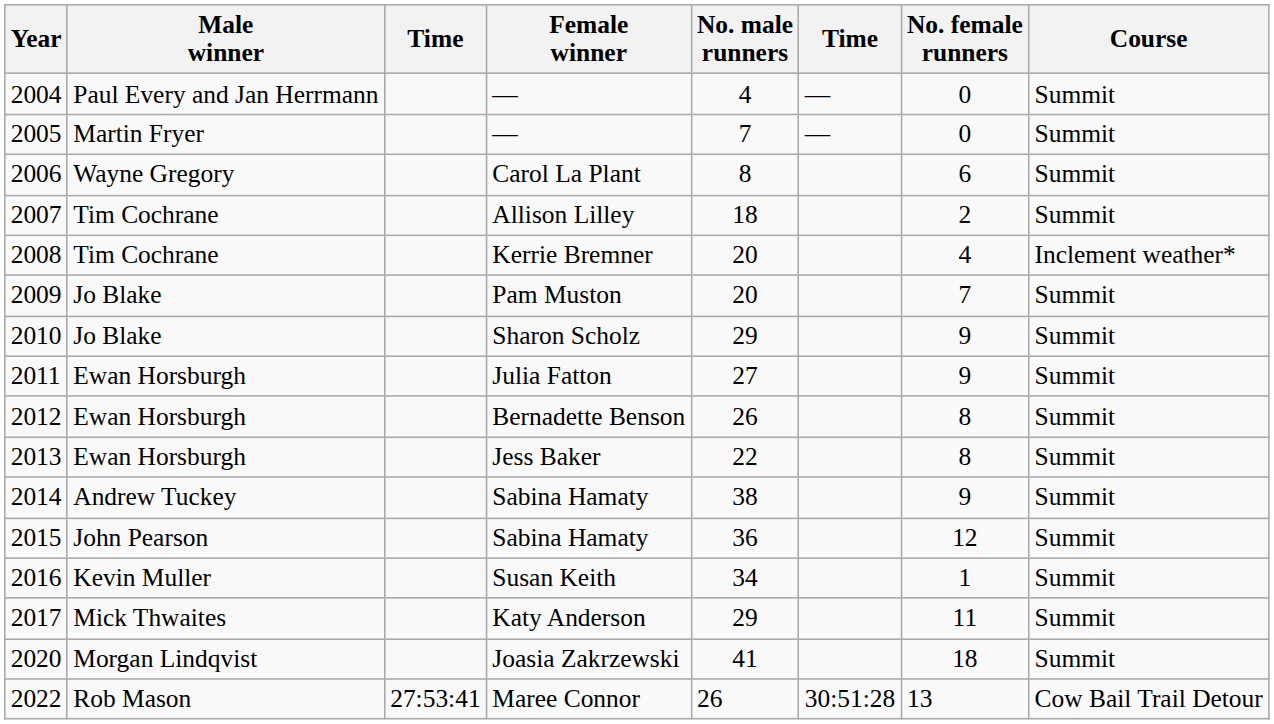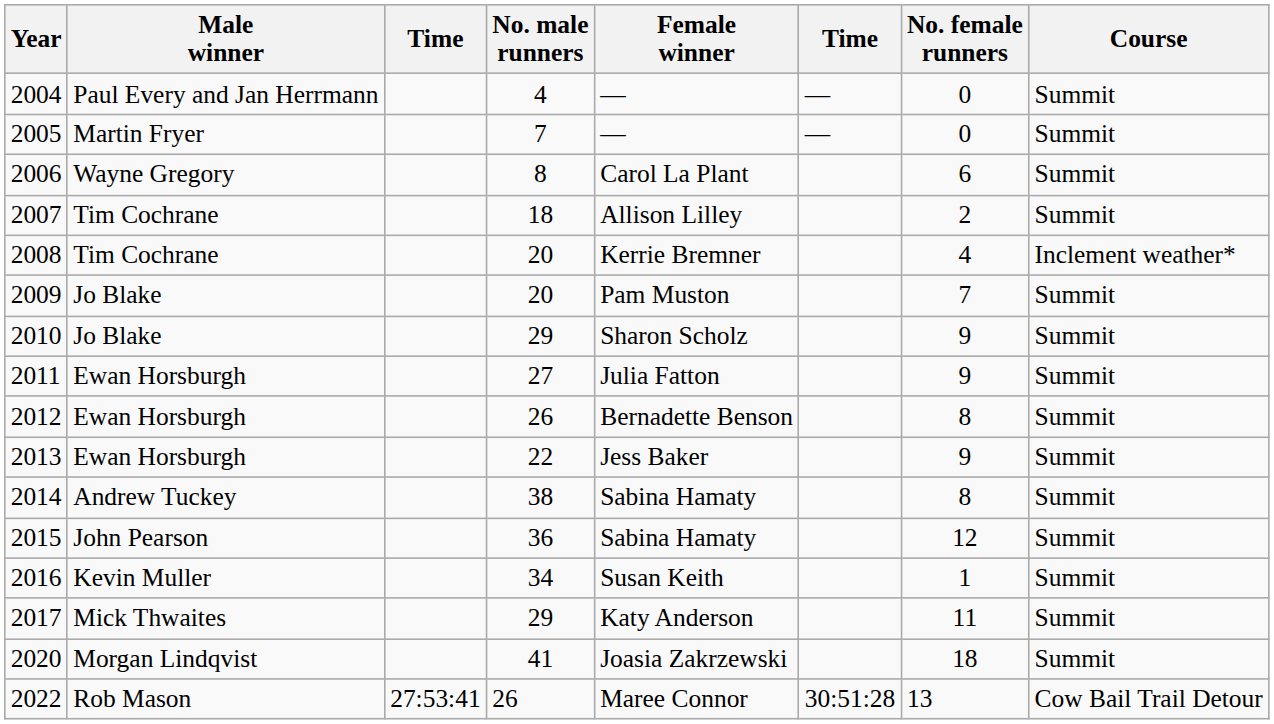columns swapped: (745, 38) <-> (589, 38)
(965, 456) 8 -> (965, 456) 9
(965, 497) 9 -> (965, 497) 8
